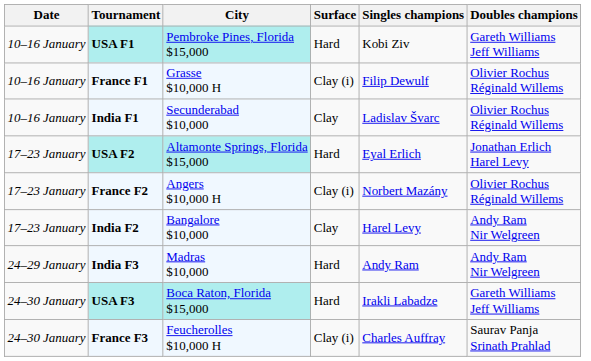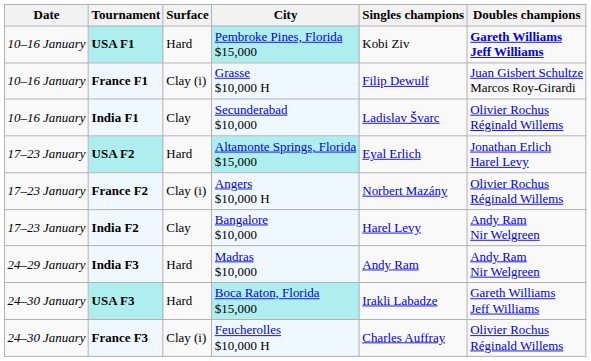columns swapped: (237, 15) <-> (335, 15)
(513, 44) normal -> (516, 44) bold
(517, 81) Olivier Rochus Réginald Willems -> (527, 81) Juan Gisbert Schultze Marcos Roy-Girardi
(510, 338) Saurav Panja Srinath Prahlad -> (517, 338) Olivier Rochus Réginald Willems
